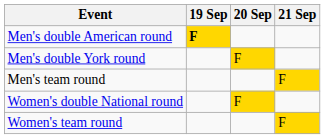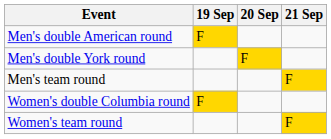(193, 36) bold -> (200, 36) normal
+ row: (99, 101)
- row: (95, 101)
